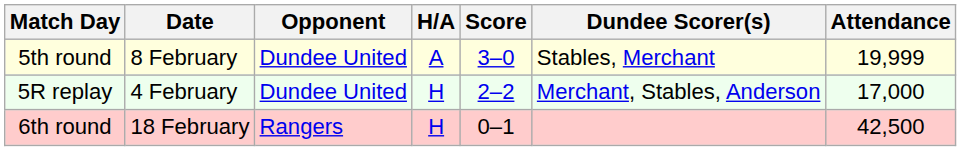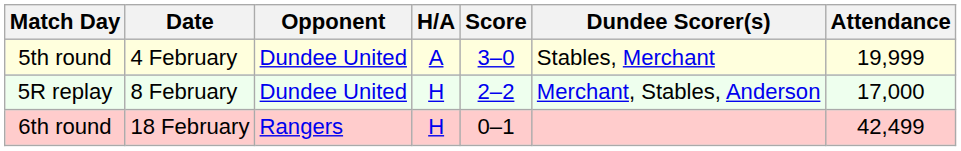(184, 57) 8 February -> (184, 57) 4 February
(184, 92) 4 February -> (184, 92) 8 February
(891, 127) 42,500 -> (891, 127) 42,499
